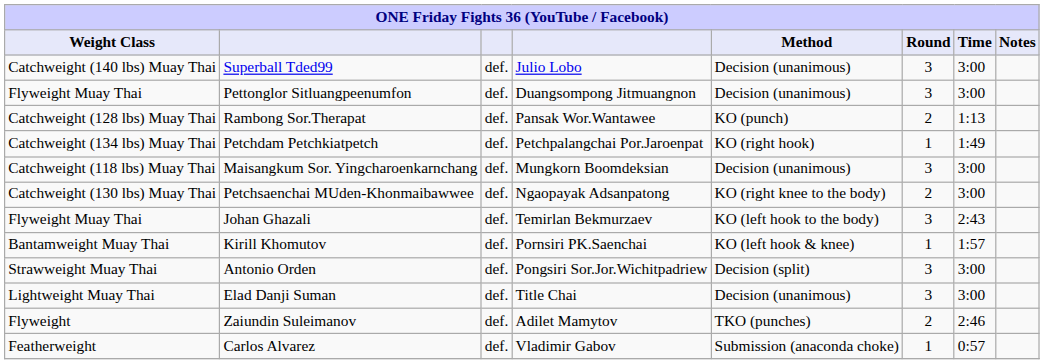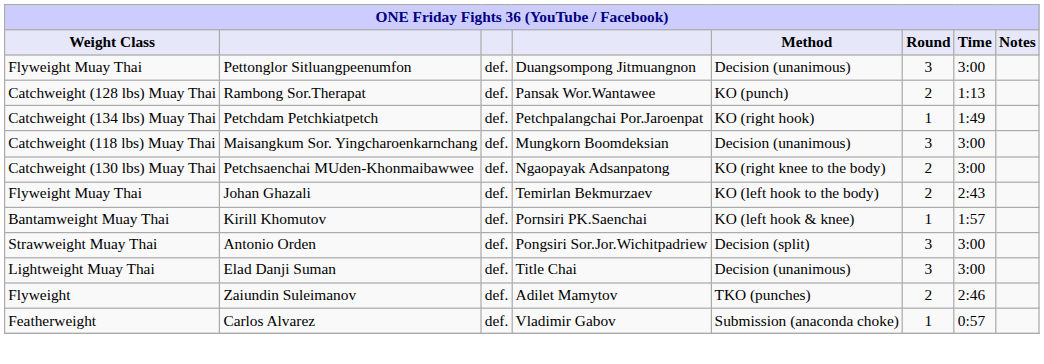- row: (278, 67)
(928, 219) 3 -> (928, 194) 2
